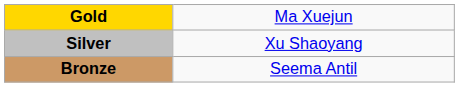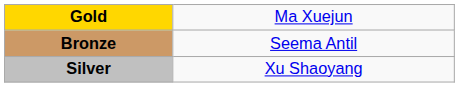rows swapped: (89, 43) <-> (89, 69)
